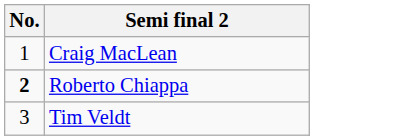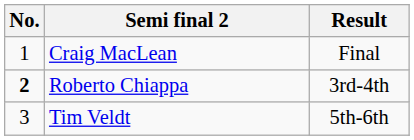+ column: (359, 20)
